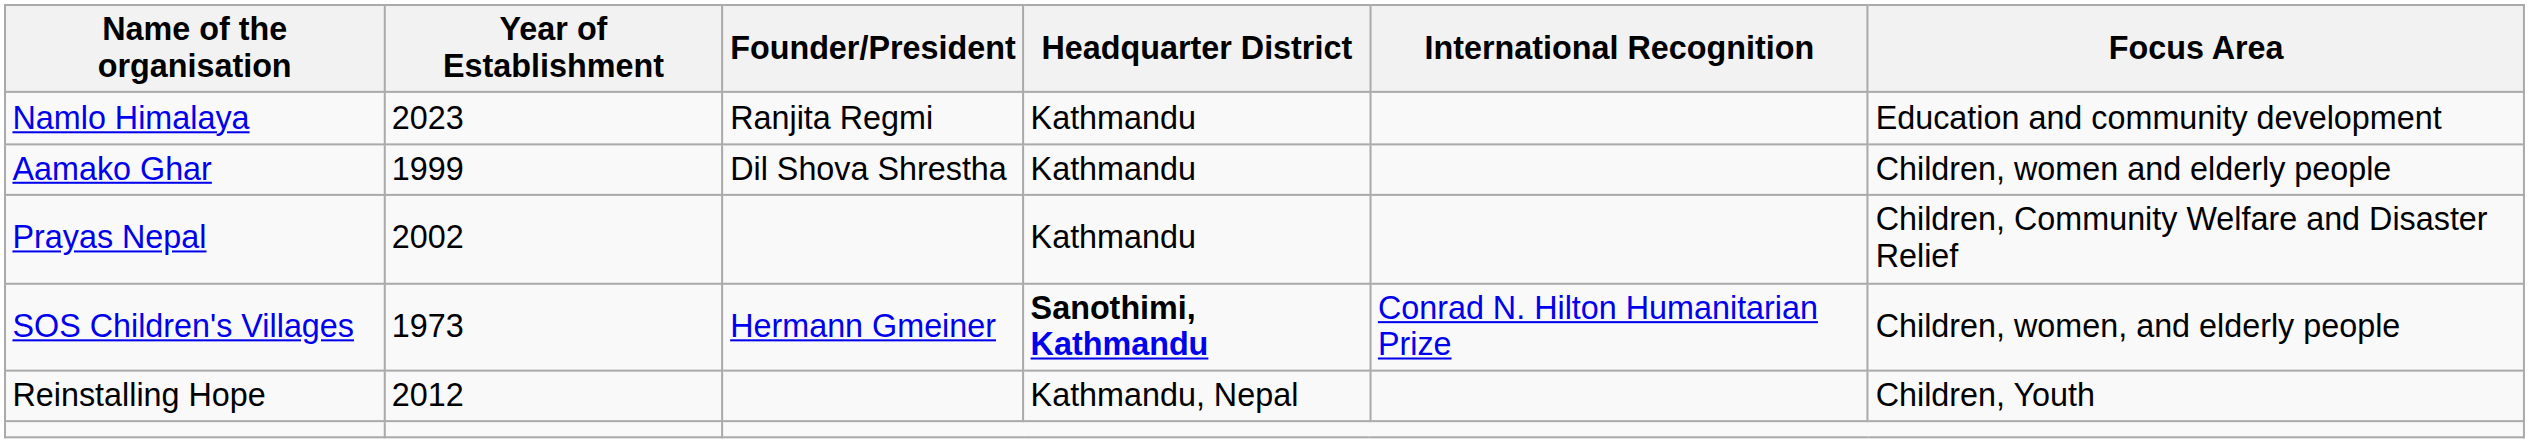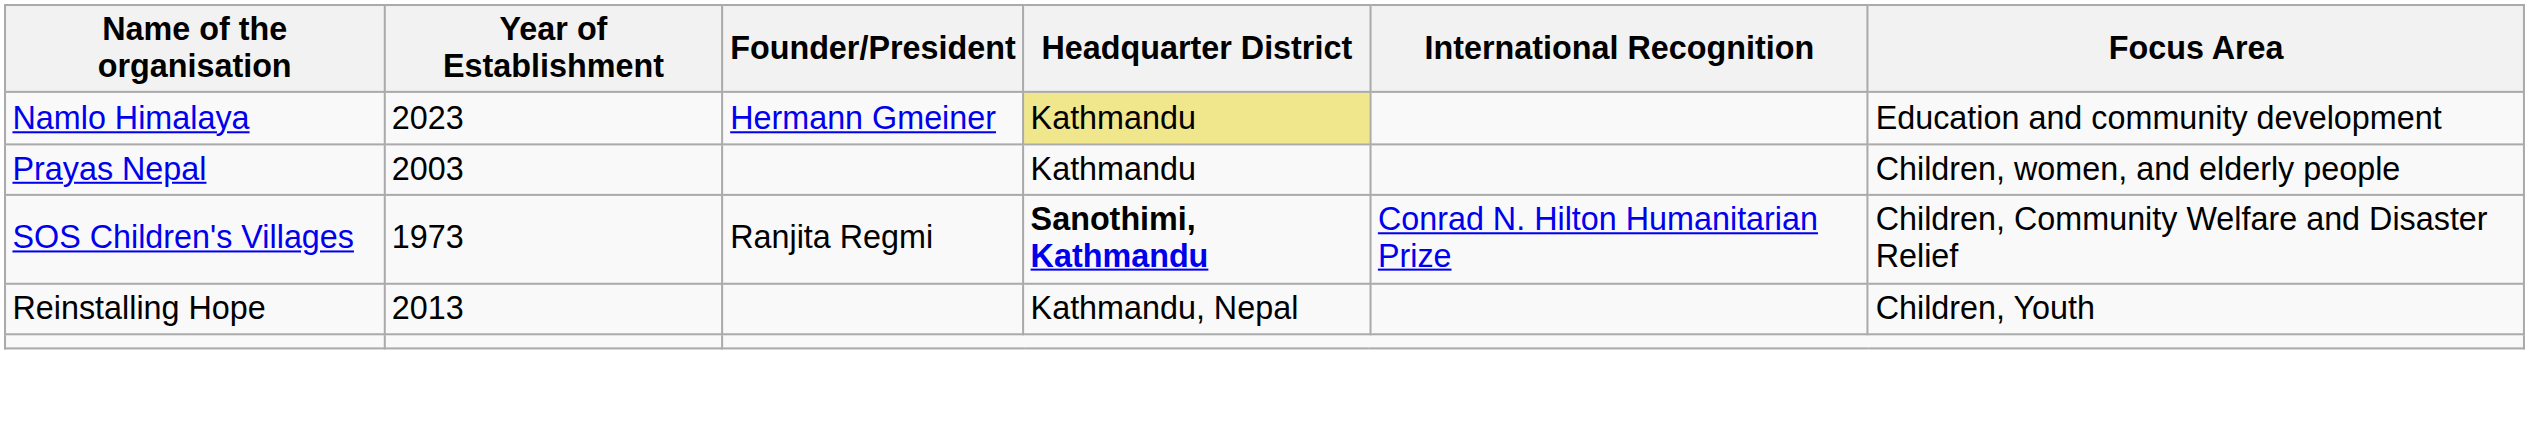(832, 117) Ranjita Regmi -> (863, 117) Hermann Gmeiner
(1113, 117) no background -> (1113, 117) khaki background
- row: (112, 169)
(428, 238) 2002 -> (428, 169) 2003
(2182, 238) Children, Community Welfare and Disaster Relief -> (2138, 169) Children, women, and elderly people
(863, 326) Hermann Gmeiner -> (832, 238) Ranjita Regmi
(2138, 326) Children, women, and elderly people -> (2182, 238) Children, Community Welfare and Disaster Relief
(428, 395) 2012 -> (428, 307) 2013
